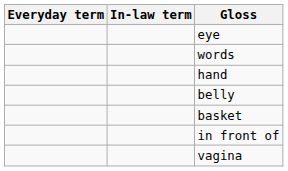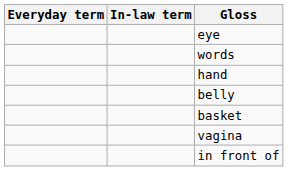rows swapped: (239, 135) <-> (220, 155)
